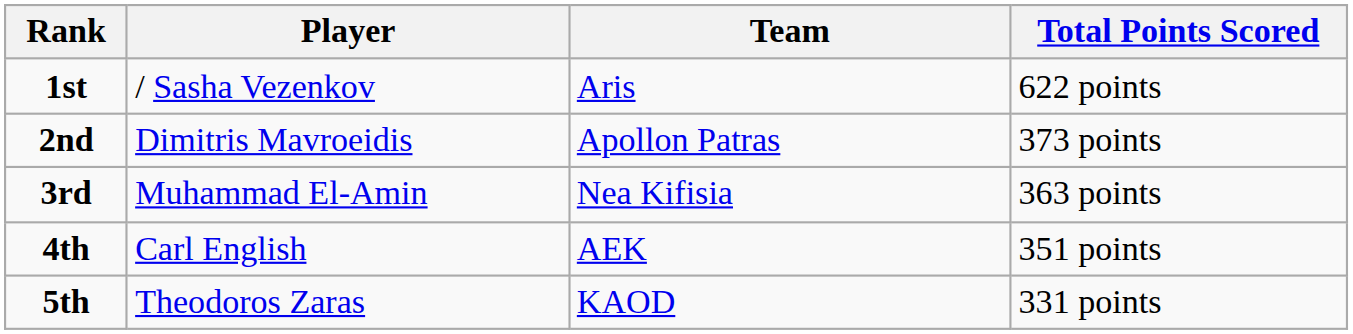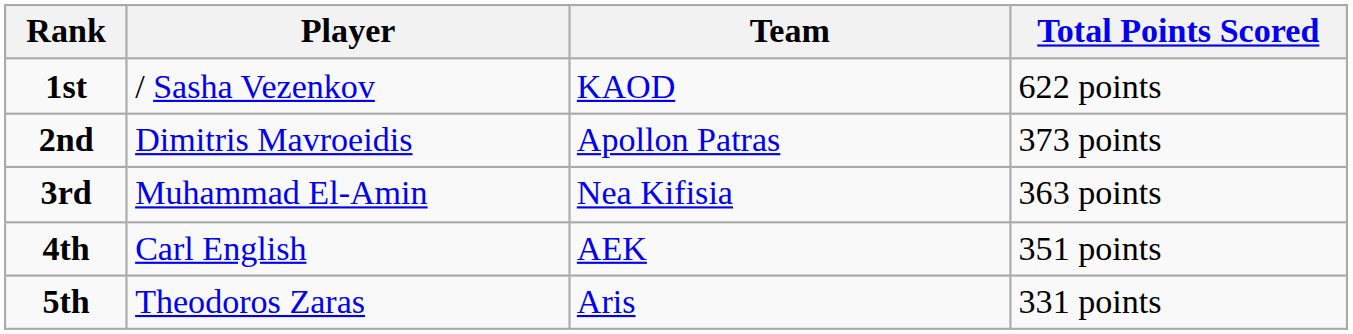(606, 85) Aris -> (626, 85) KAOD
(626, 301) KAOD -> (606, 301) Aris
